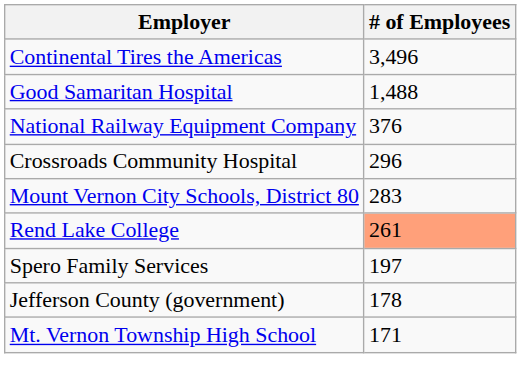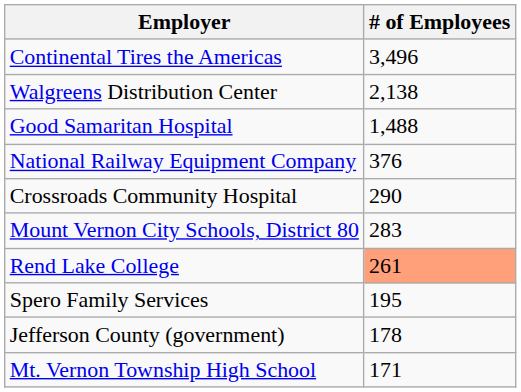+ row: (143, 91)
(385, 160) 296 -> (385, 195) 290
(385, 265) 197 -> (385, 299) 195
